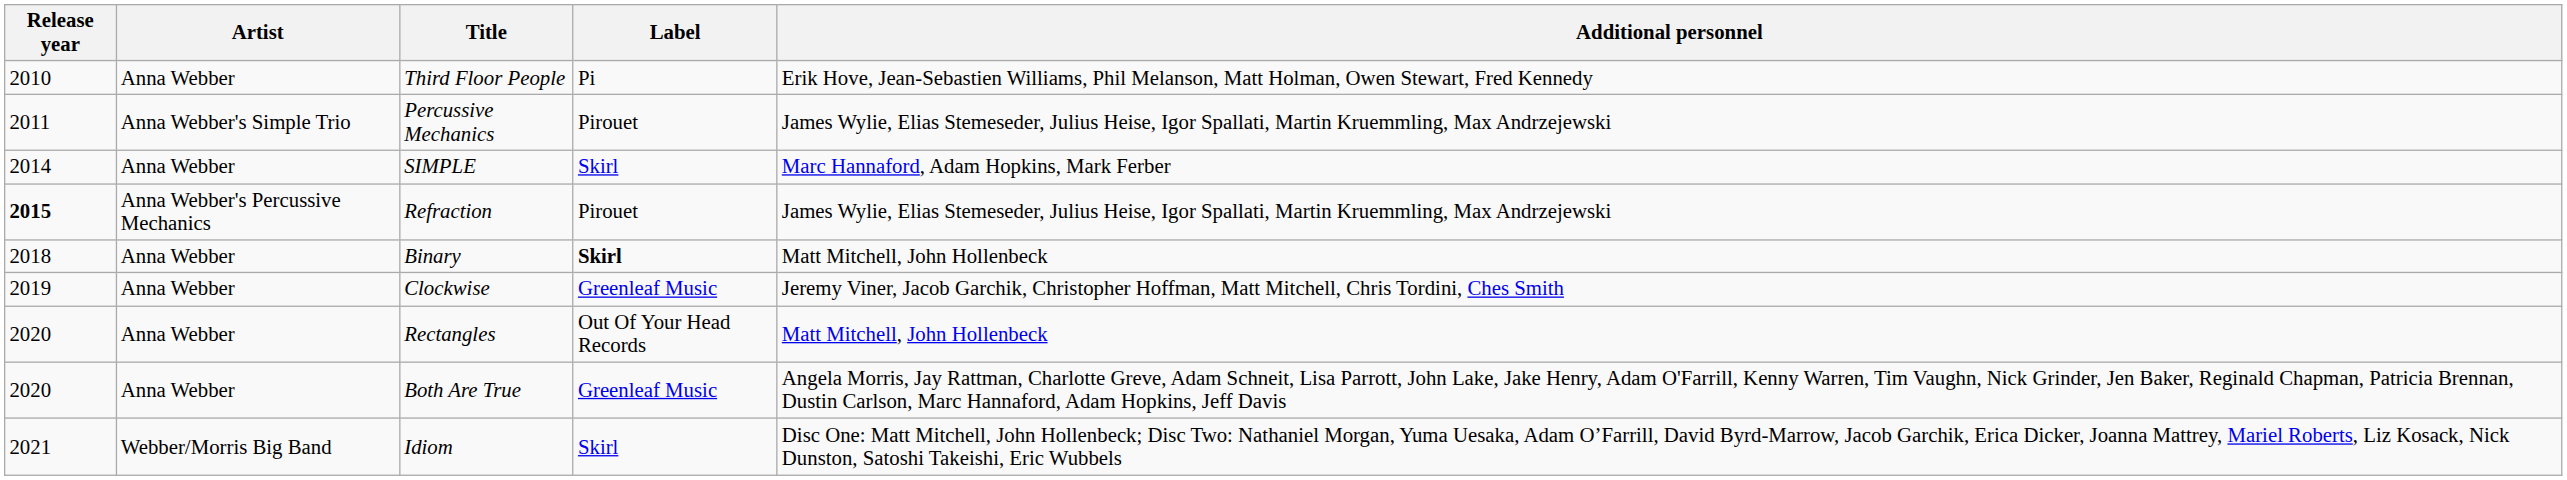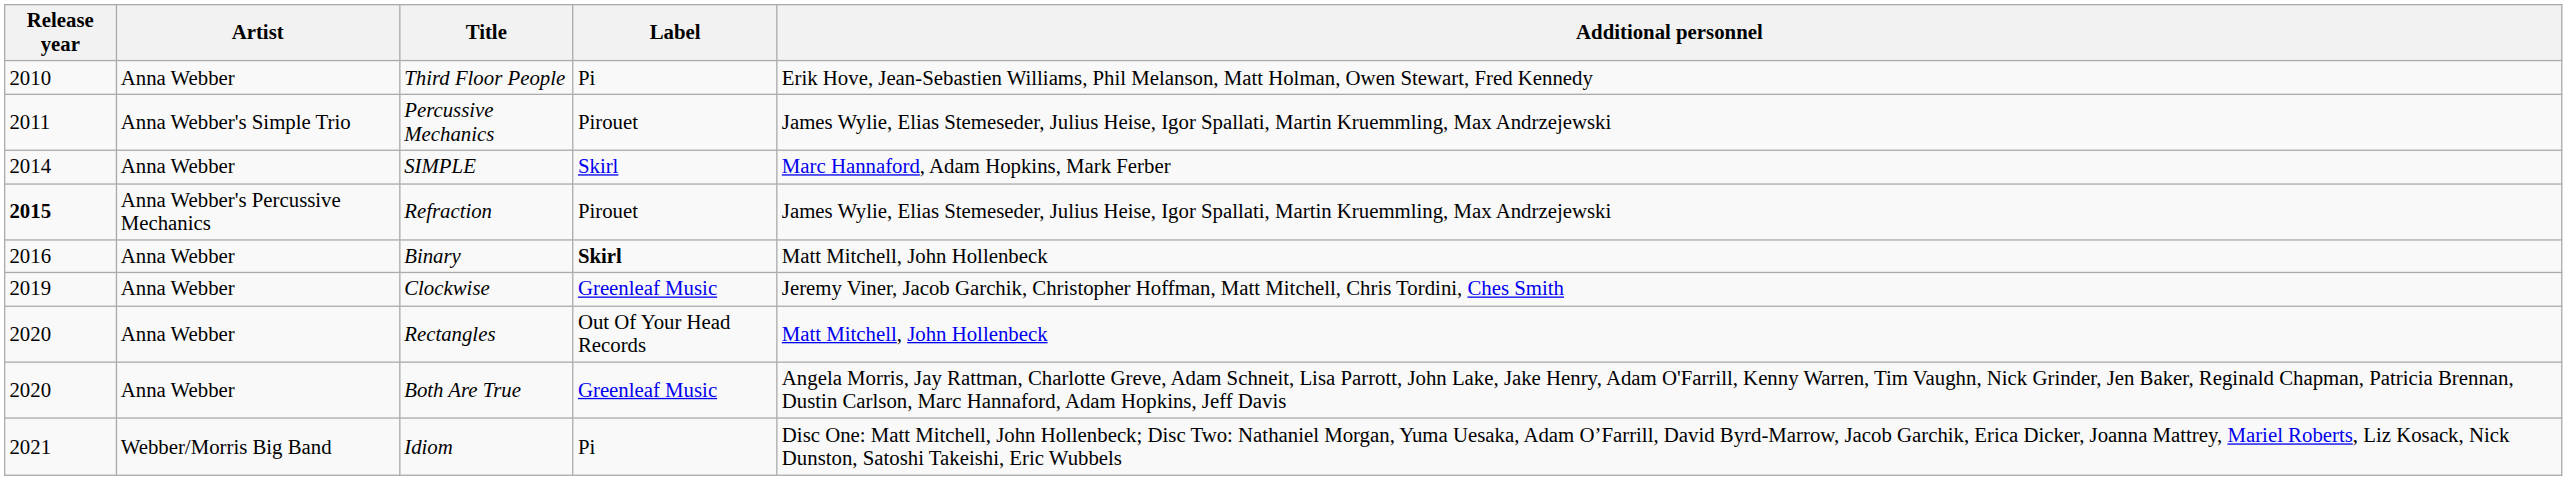(30, 256) 2018 -> (30, 256) 2016
(598, 446) Skirl -> (587, 446) Pi
